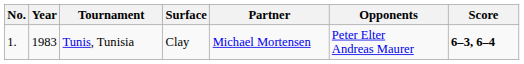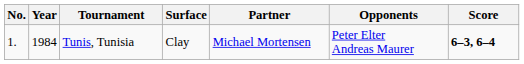(44, 41) 1983 -> (44, 41) 1984
